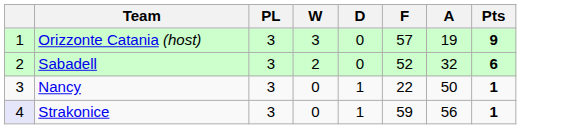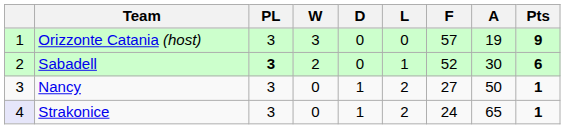+ column: (404, 16)
(271, 64) normal -> (271, 64) bold
(449, 64) 32 -> (494, 64) 30
(404, 87) 22 -> (449, 87) 27
(404, 111) 59 -> (449, 111) 24
(449, 111) 56 -> (494, 111) 65
